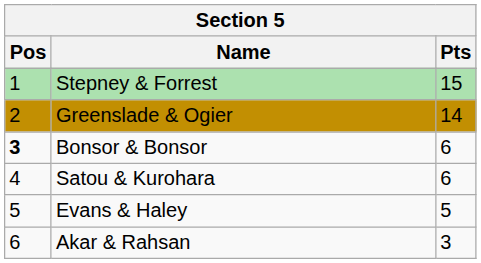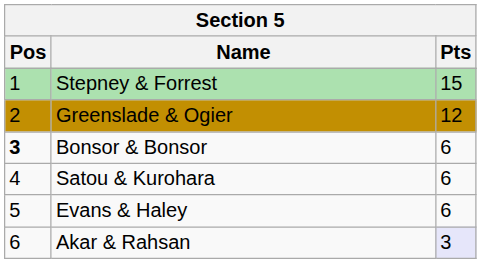(451, 115) 14 -> (451, 115) 12
(446, 210) 5 -> (446, 210) 6
(446, 242) no background -> (446, 242) lavender background
